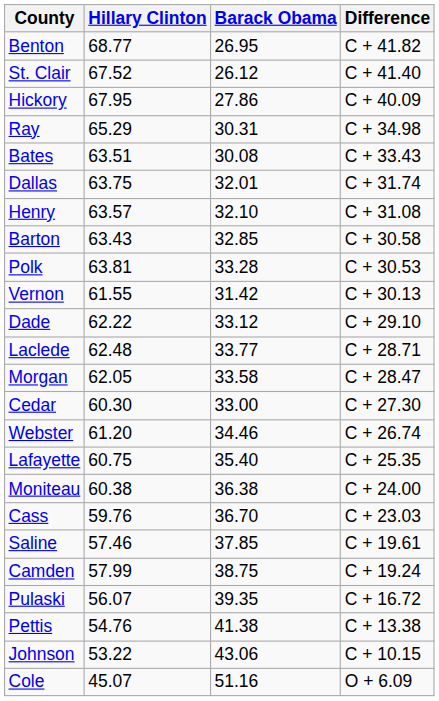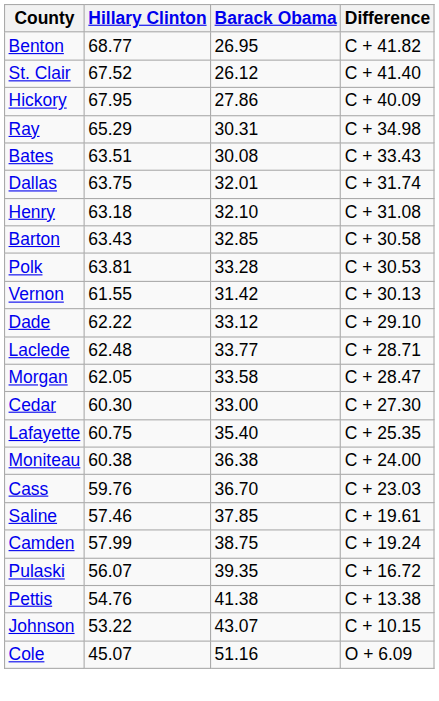(110, 211) 63.57 -> (110, 211) 63.18
- row: (41, 433)
(236, 654) 43.06 -> (236, 626) 43.07
